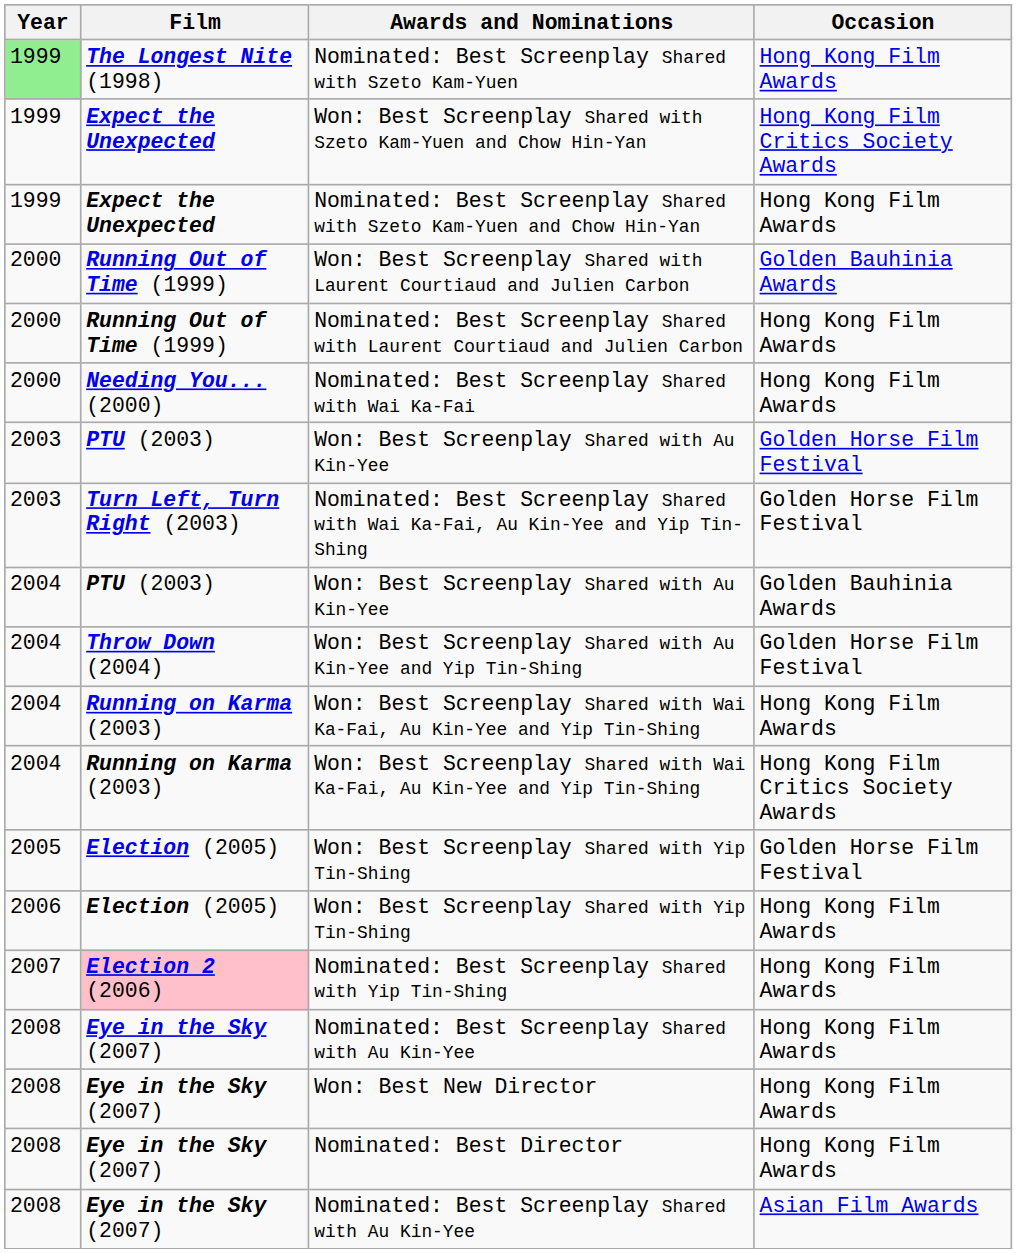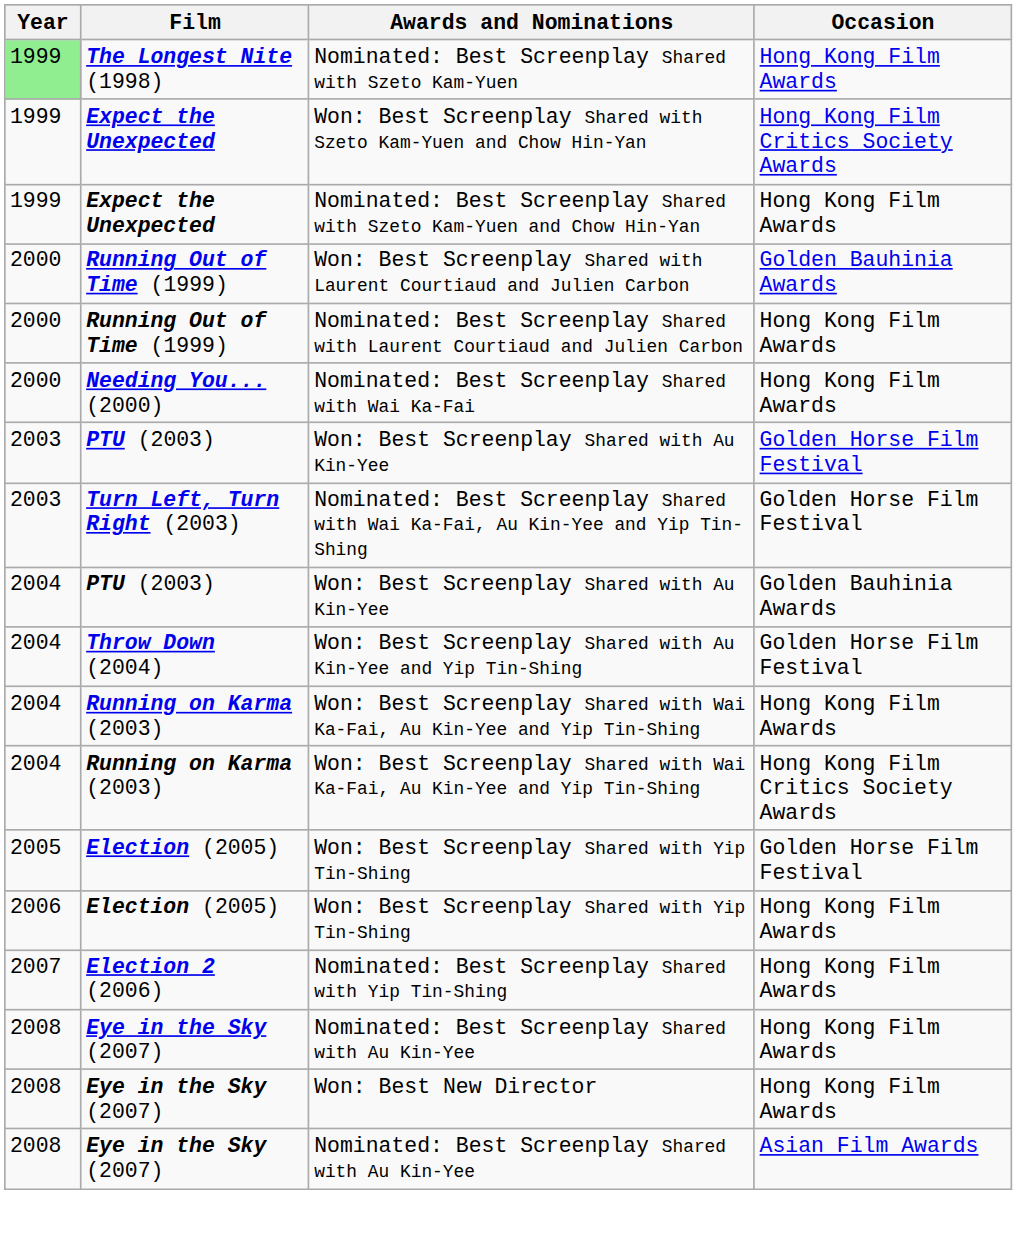(151, 980) pink background -> (151, 980) no background
- row: (469, 1147)
